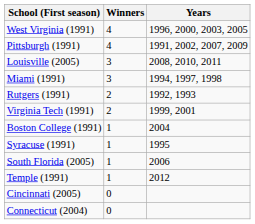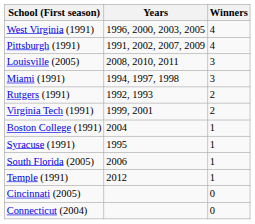columns swapped: (125, 12) <-> (198, 12)
